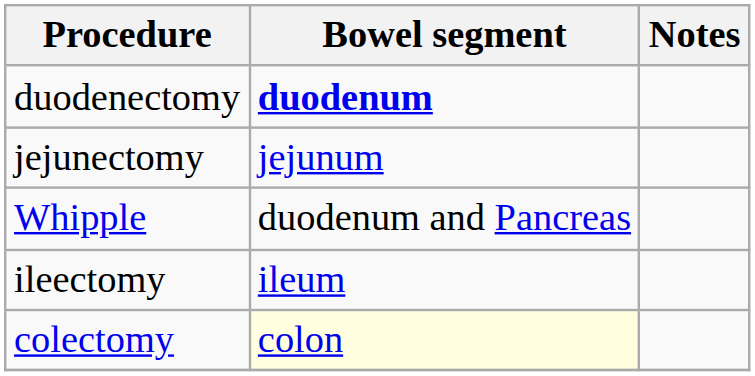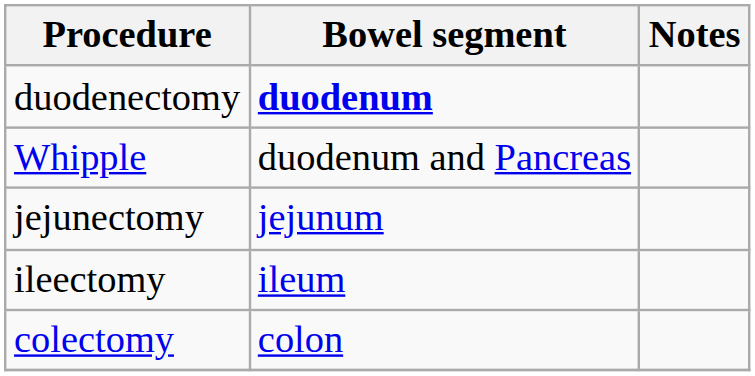rows swapped: (80, 217) <-> (109, 156)
(300, 339) lightyellow background -> (300, 339) no background
